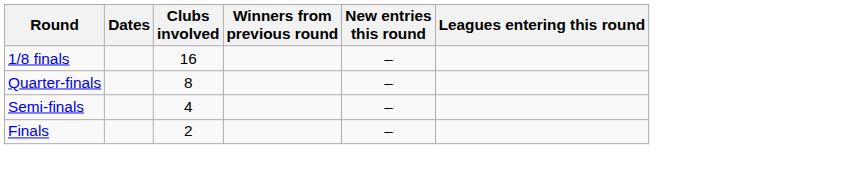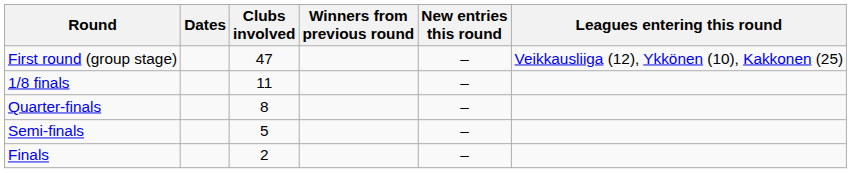+ row: (93, 58)
(188, 58) 16 -> (264, 82) 11
(188, 107) 4 -> (264, 131) 5
